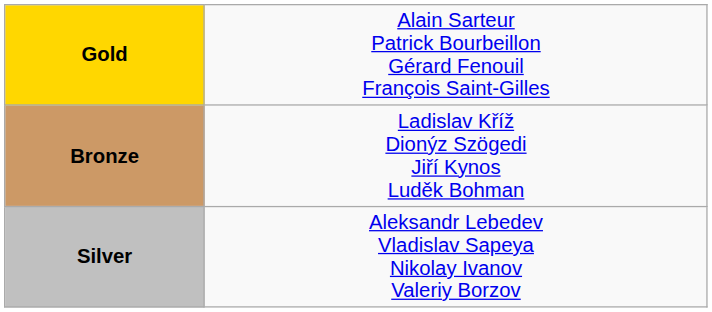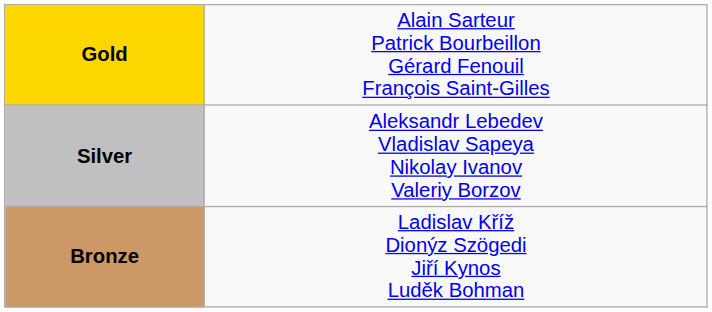rows swapped: (105, 256) <-> (105, 155)
